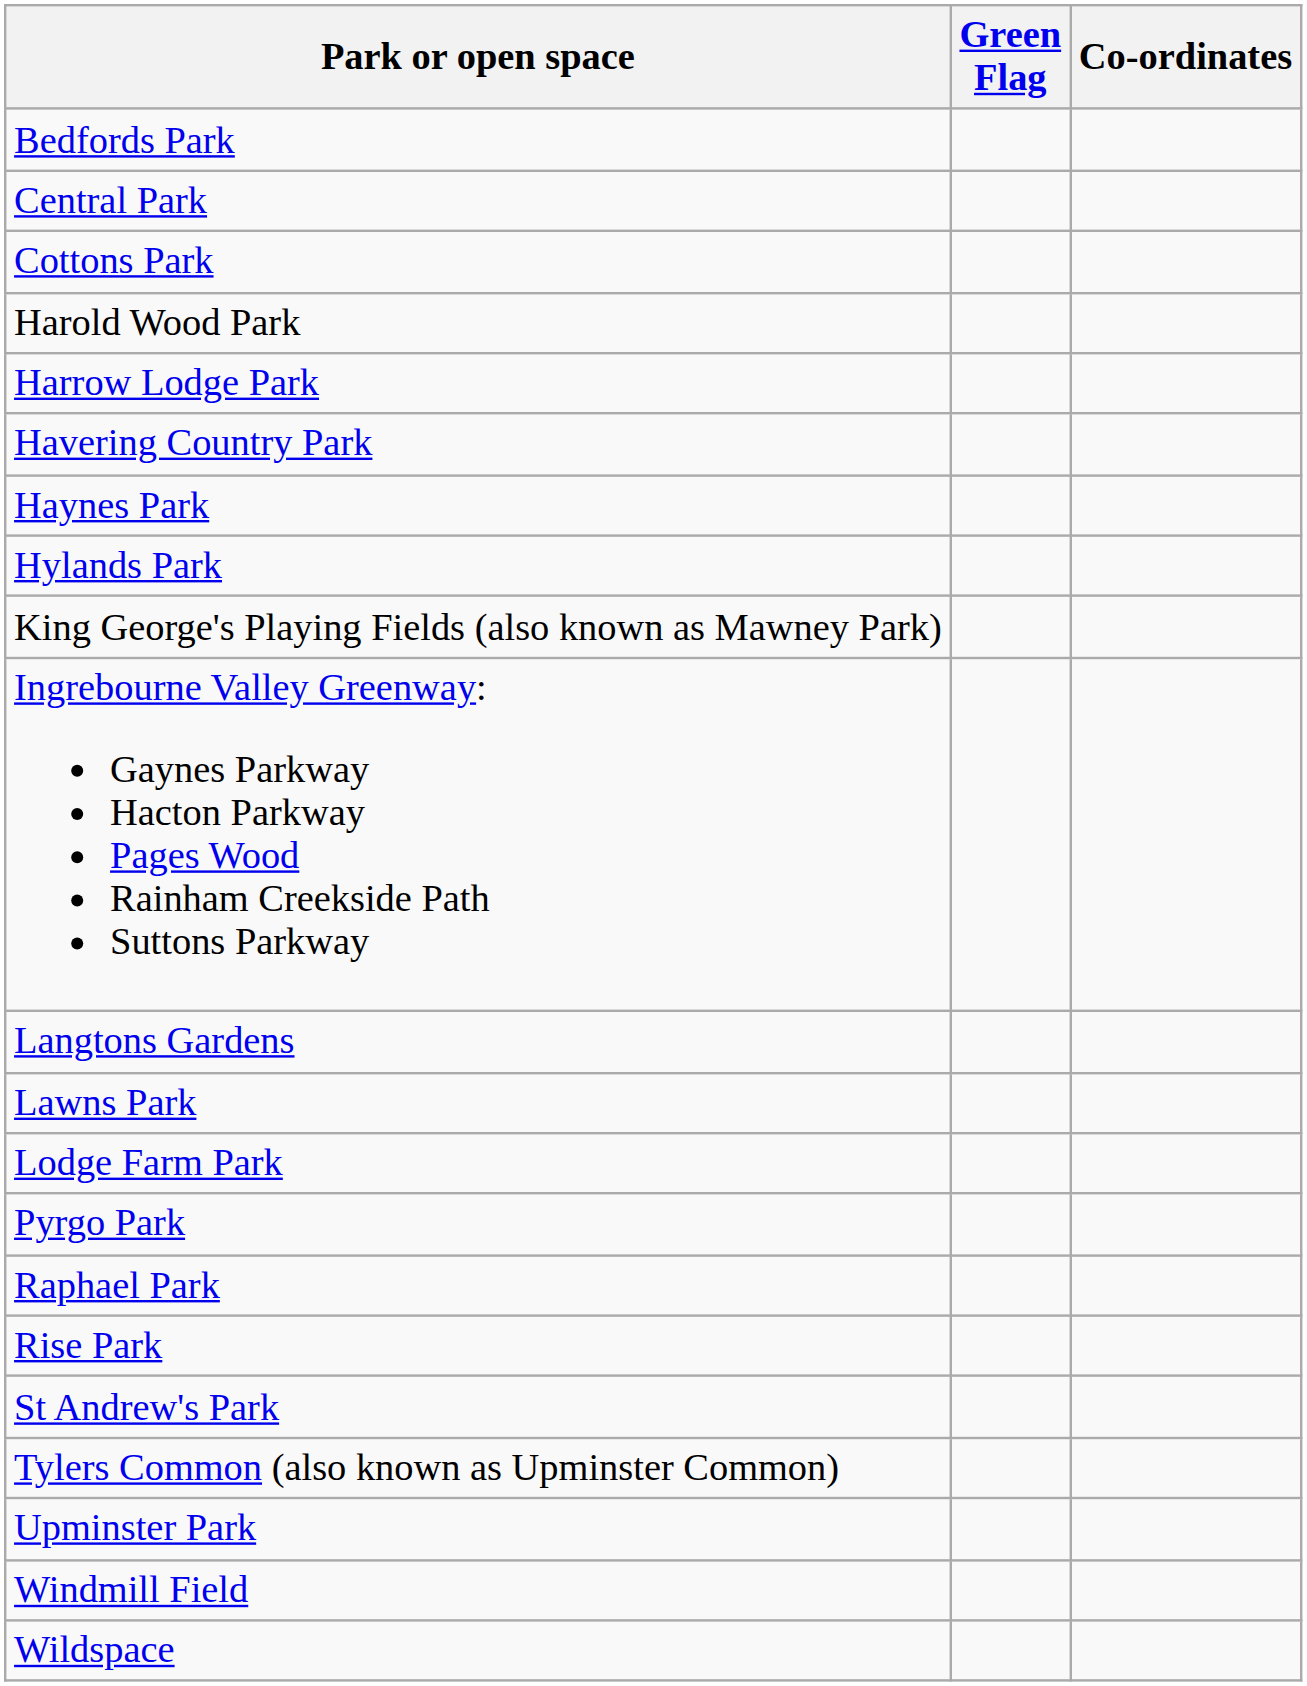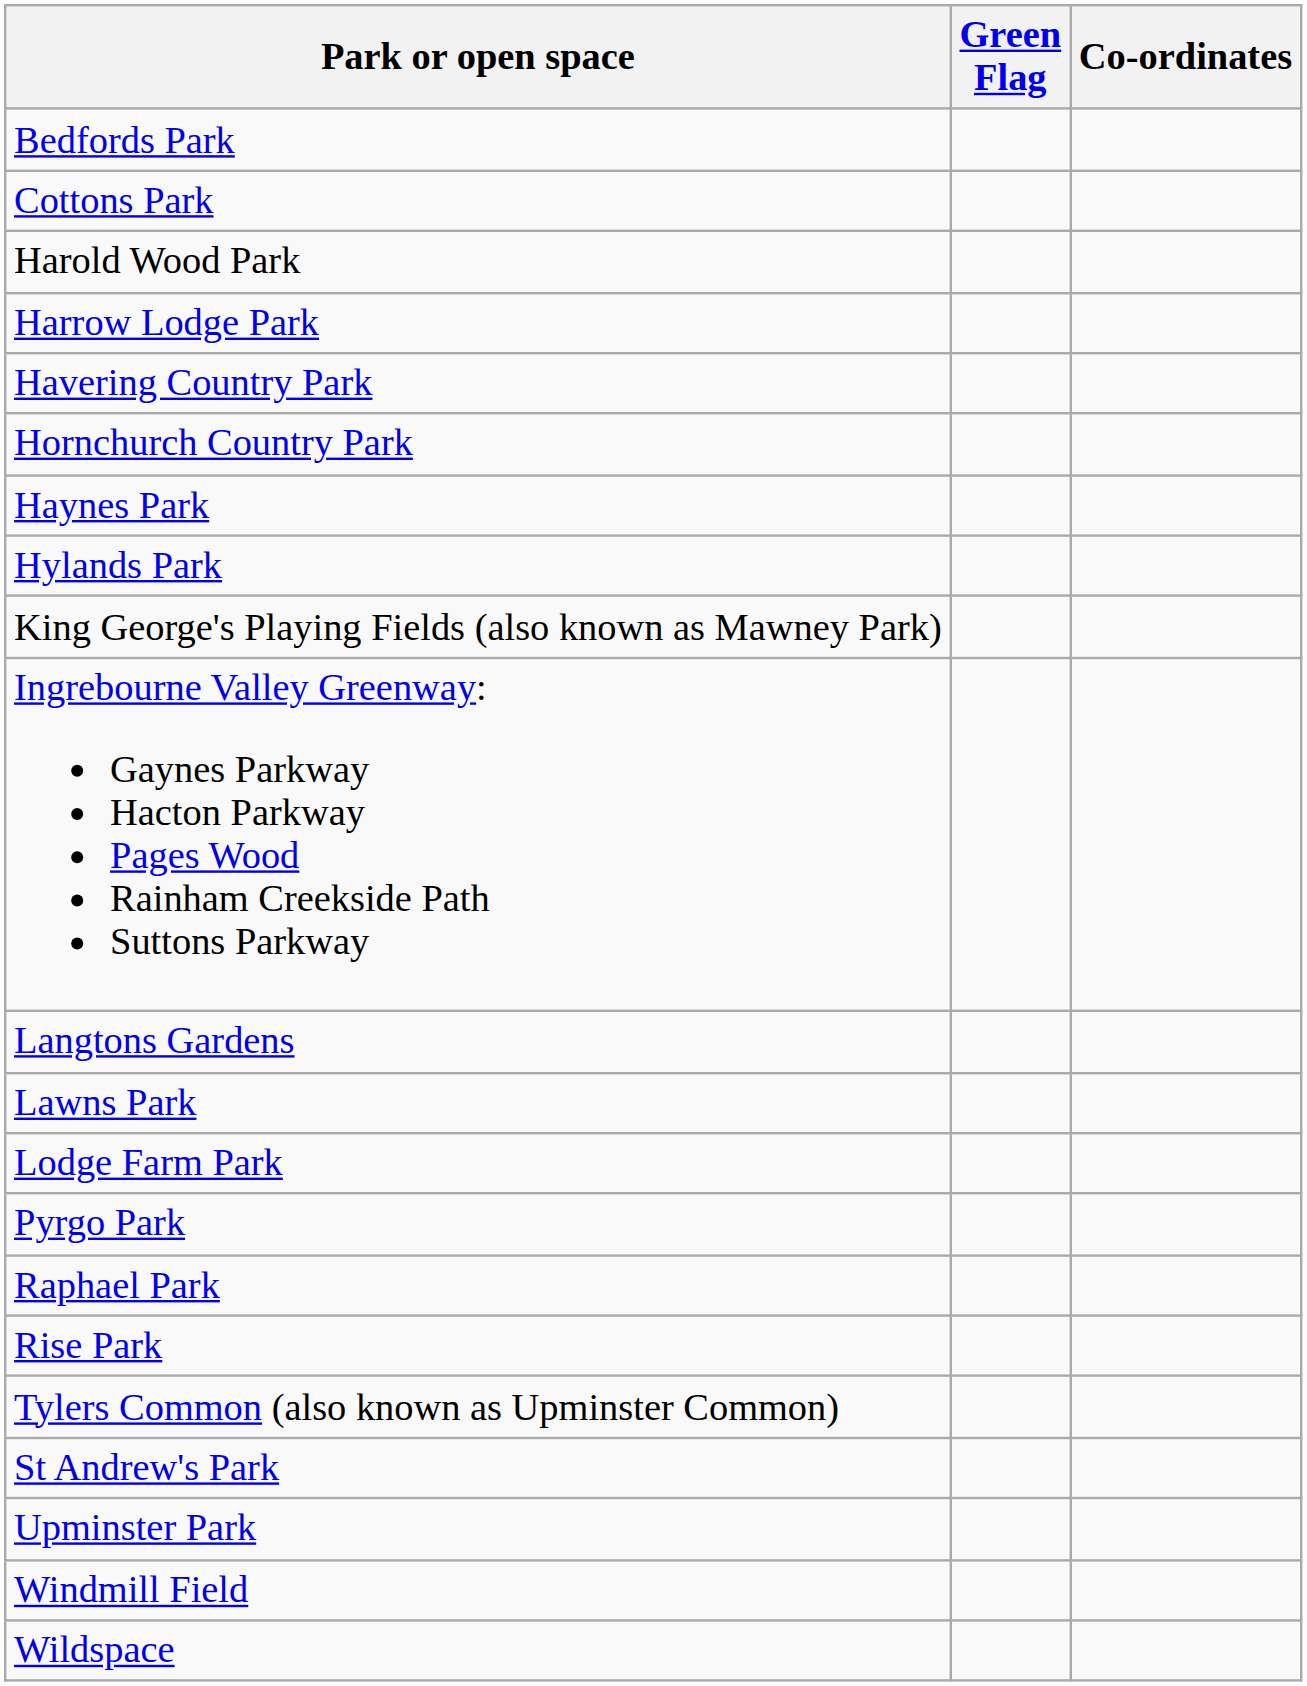- row: (111, 199)
+ row: (213, 443)
rows swapped: (147, 1406) <-> (427, 1467)
